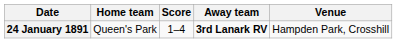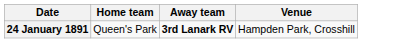- column: (176, 12)
